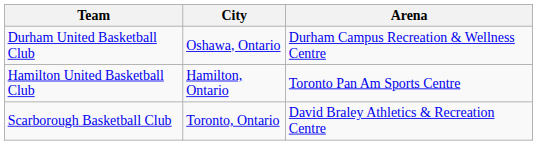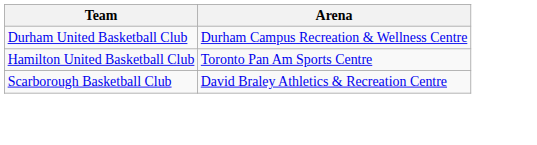- column: (234, 15)
